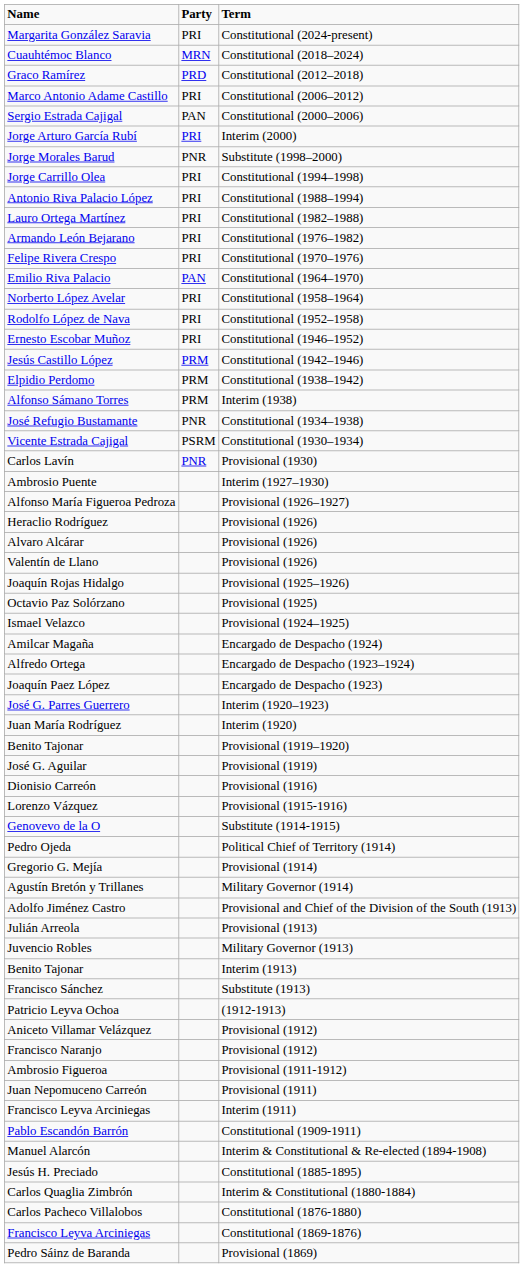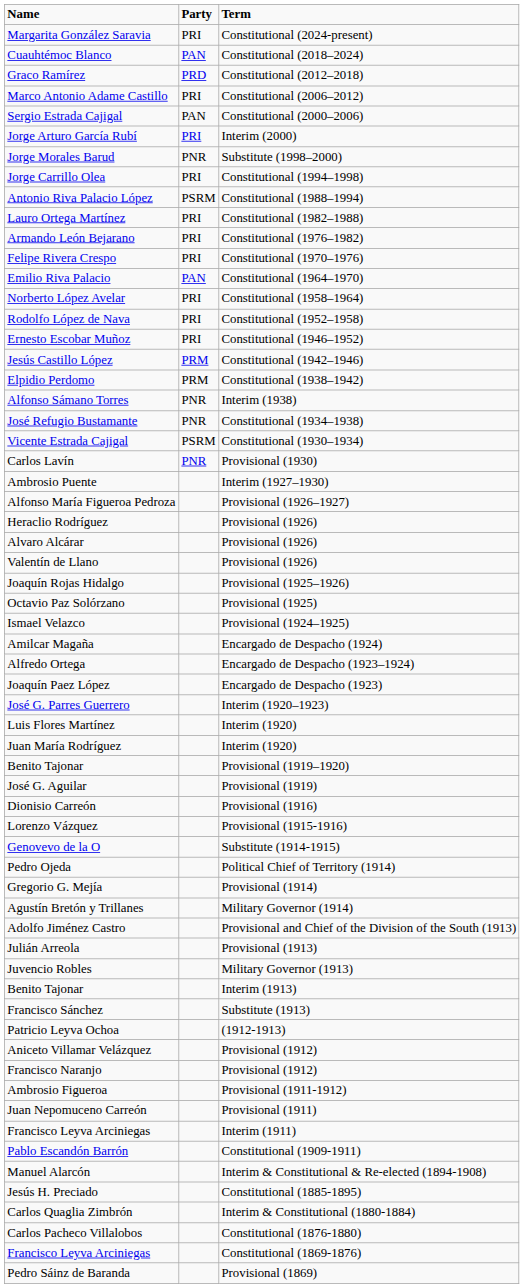(196, 55) MRN -> (194, 55) PAN
(191, 197) PRI -> (198, 197) PSRM
(195, 400) PRM -> (194, 400) PNR
+ row: (61, 725)
